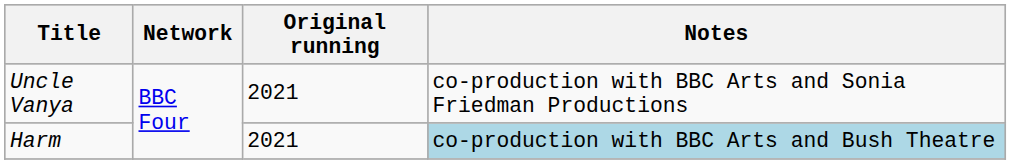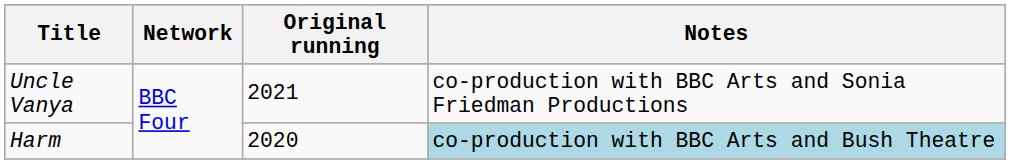(273, 141) 2021 -> (273, 141) 2020
